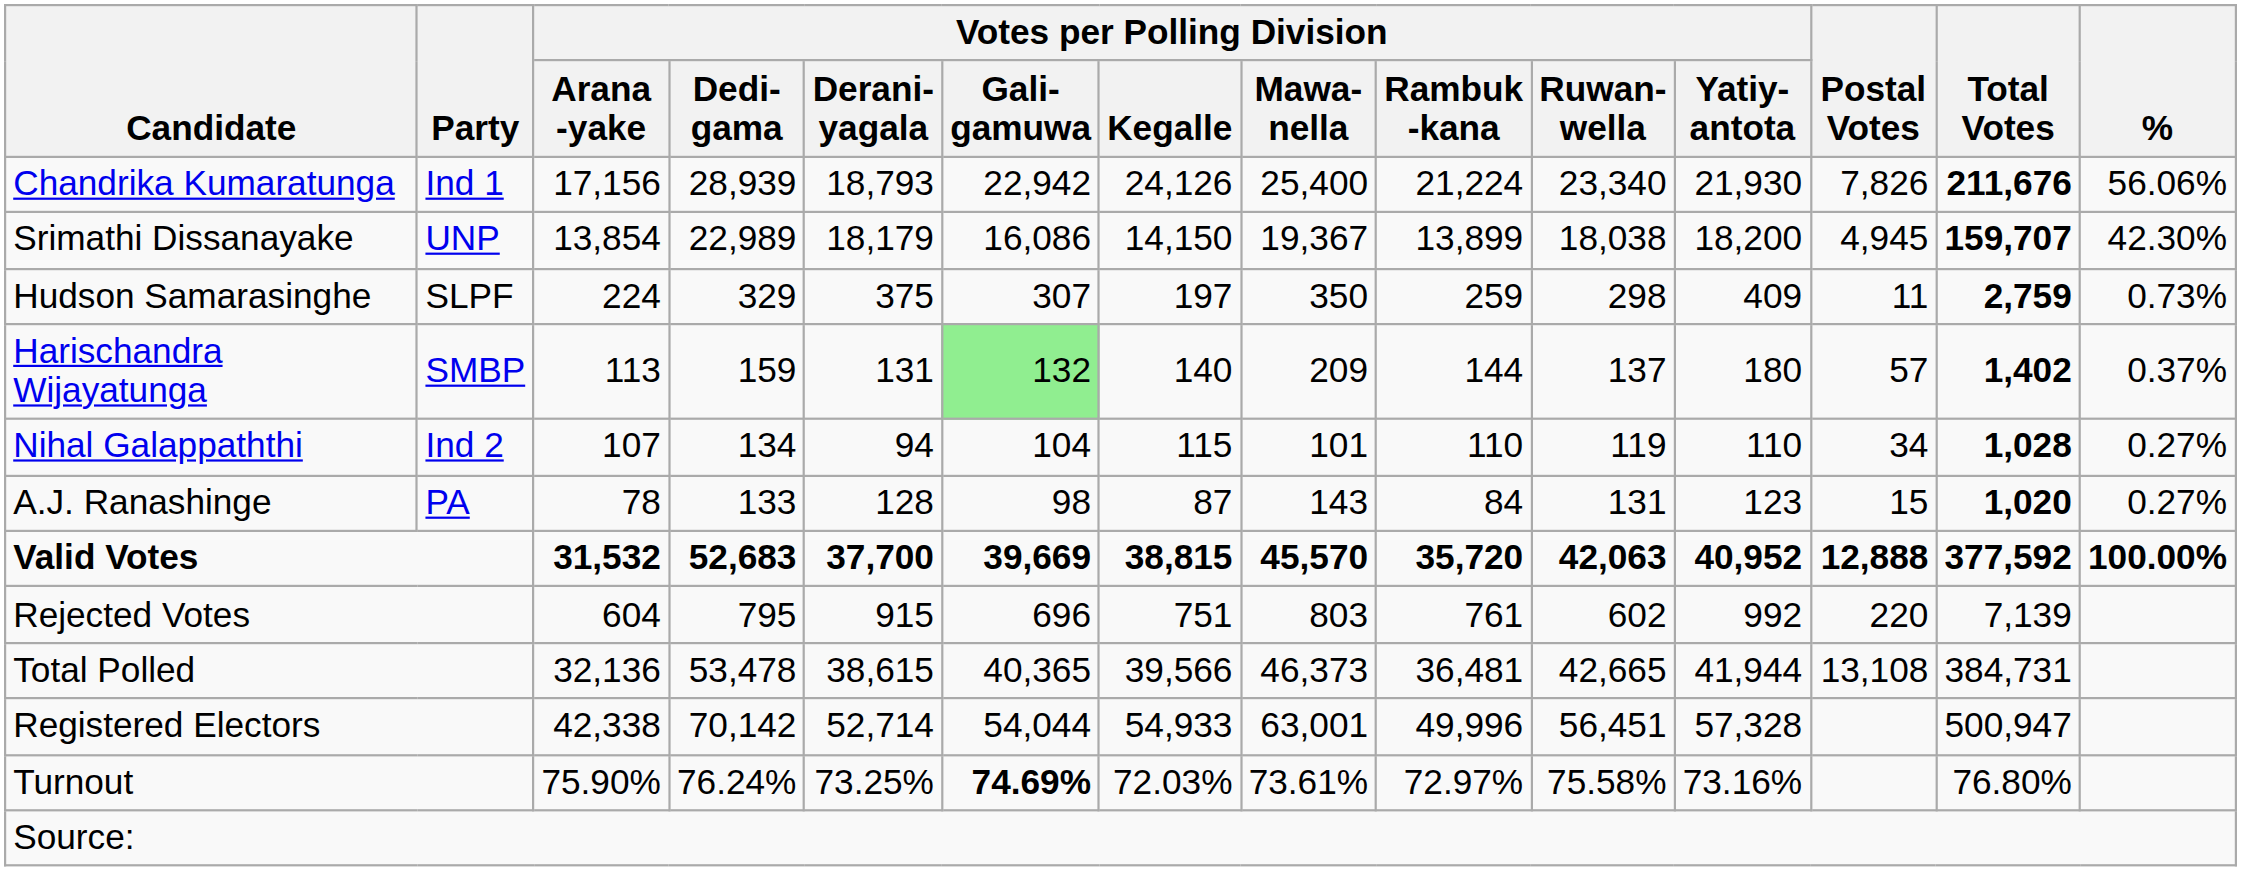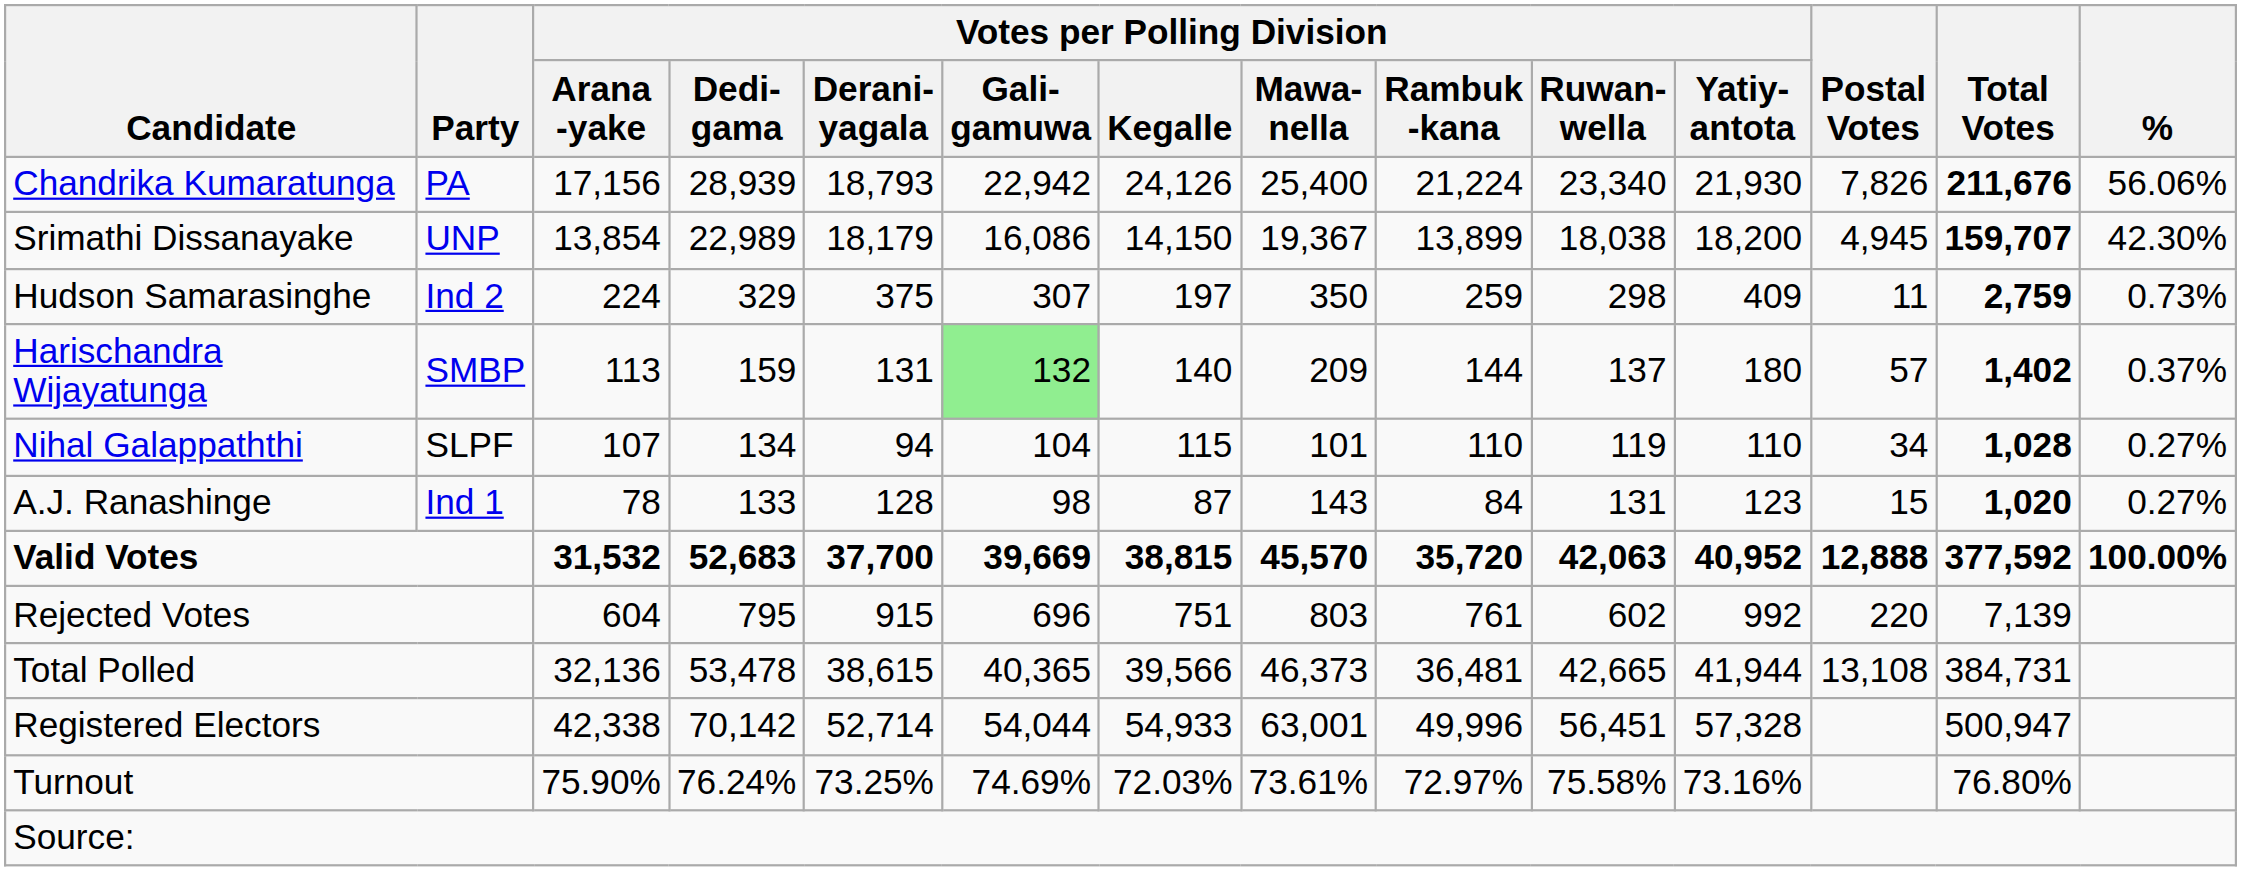(465, 183) Ind 1 -> (448, 183) PA
(469, 295) SLPF -> (465, 295) Ind 2
(465, 446) Ind 2 -> (469, 446) SLPF
(448, 502) PA -> (465, 502) Ind 1
(1031, 781) bold -> (1031, 781) normal
